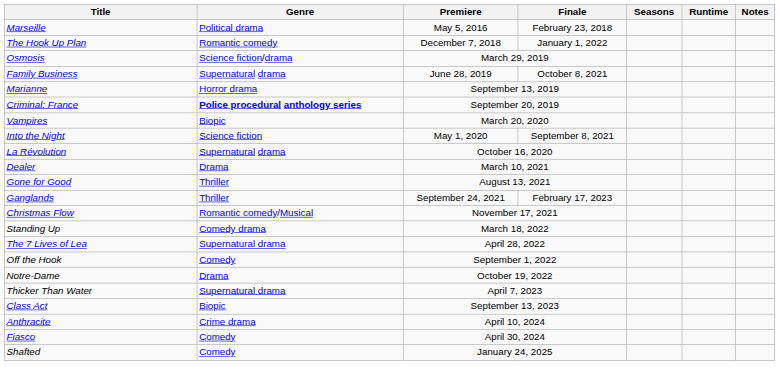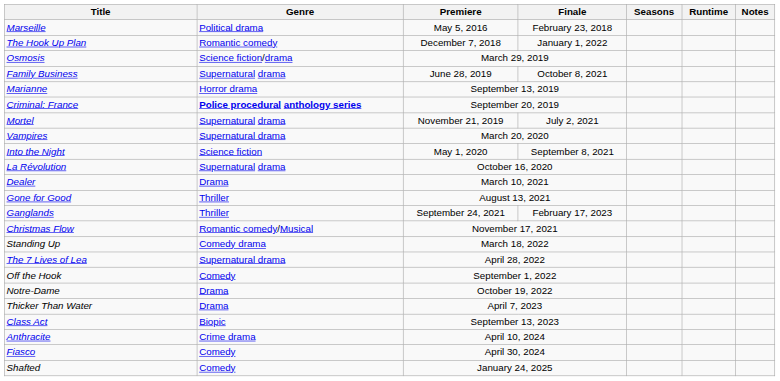+ row: (20, 120)
(212, 120) Biopic -> (242, 136) Supernatural drama
(242, 290) Supernatural drama -> (214, 306) Drama
